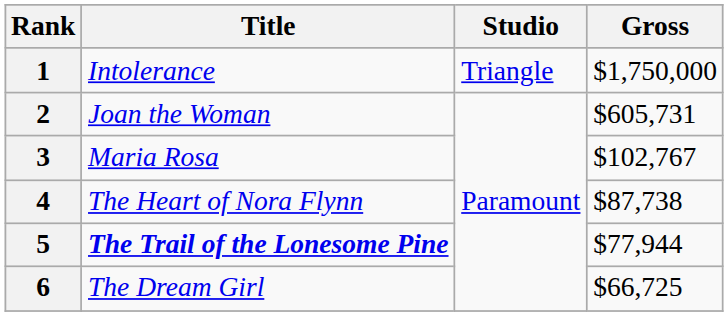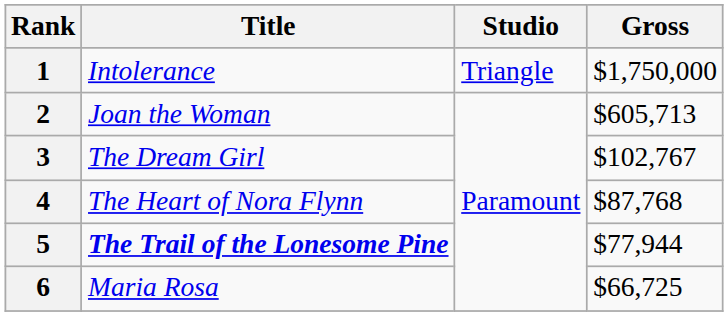(645, 113) $605,731 -> (645, 113) $605,713
(153, 157) Maria Rosa -> (176, 157) The Dream Girl
(638, 200) $87,738 -> (638, 200) $87,768
(176, 288) The Dream Girl -> (153, 288) Maria Rosa
